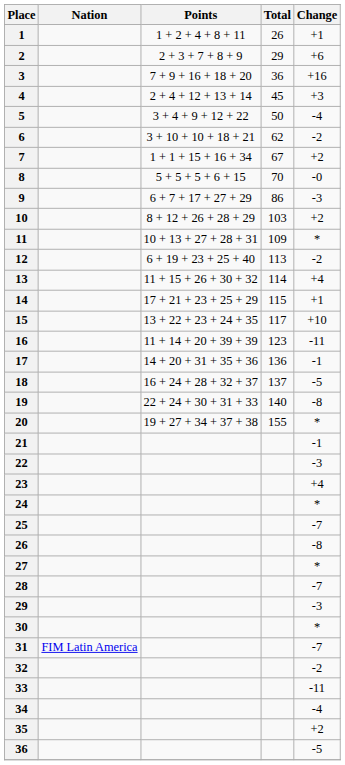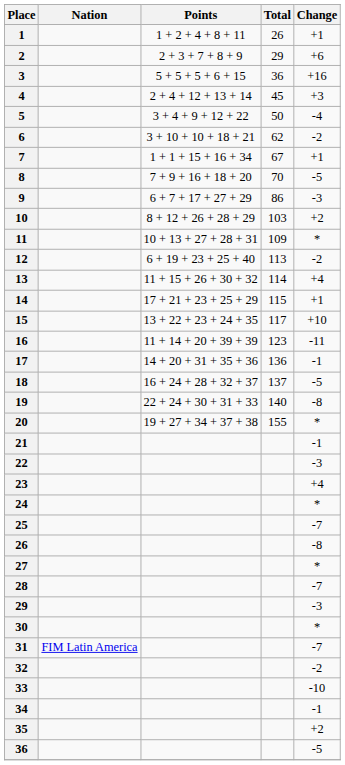(201, 75) 7 + 9 + 16 + 18 + 20 -> (201, 75) 5 + 5 + 5 + 6 + 15
(317, 157) +2 -> (317, 157) +1
(201, 177) 5 + 5 + 5 + 6 + 15 -> (201, 177) 7 + 9 + 16 + 18 + 20
(317, 177) -0 -> (317, 177) -5
(317, 688) -11 -> (317, 688) -10
(317, 708) -4 -> (317, 708) -1
